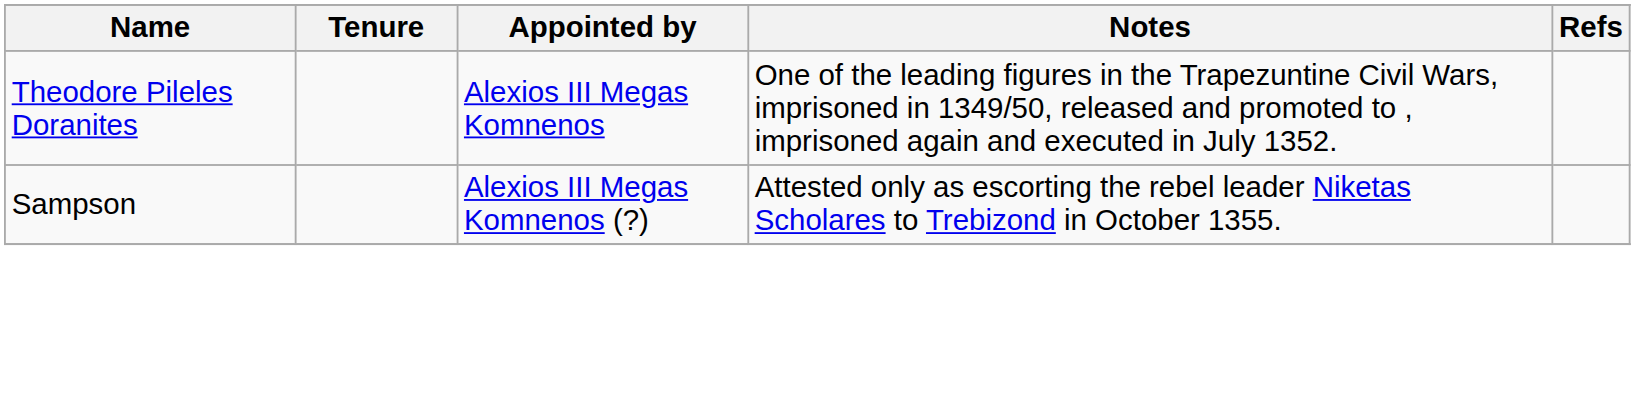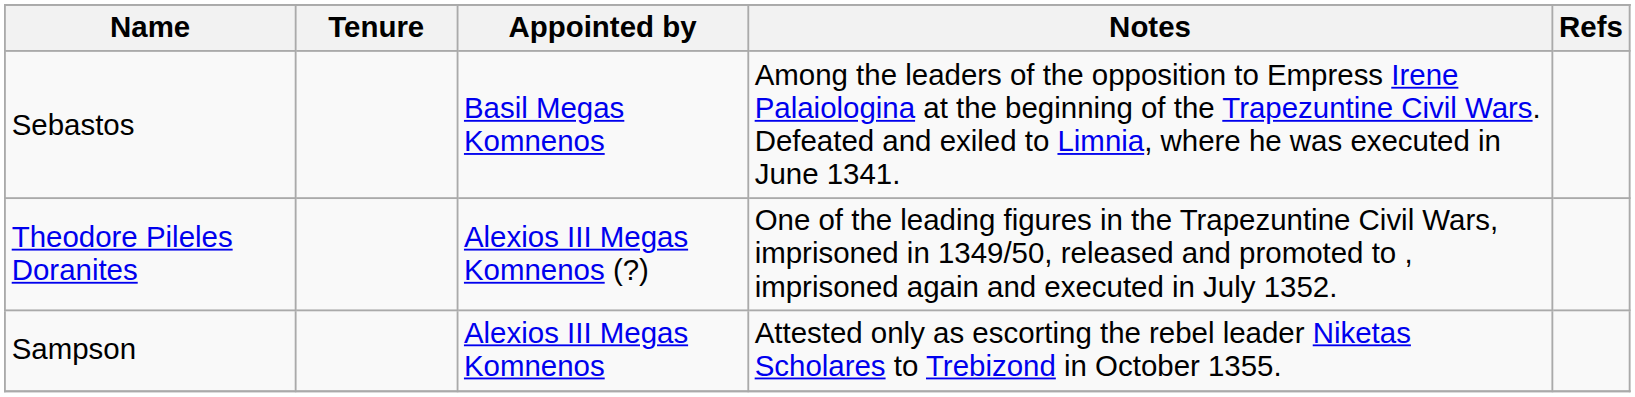+ row: (73, 124)
(576, 107) Alexios III Megas Komnenos -> (576, 253) Alexios III Megas Komnenos (?)
(576, 204) Alexios III Megas Komnenos (?) -> (576, 350) Alexios III Megas Komnenos
